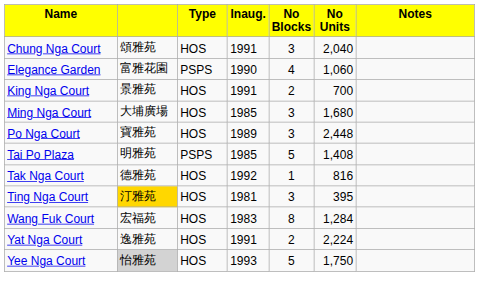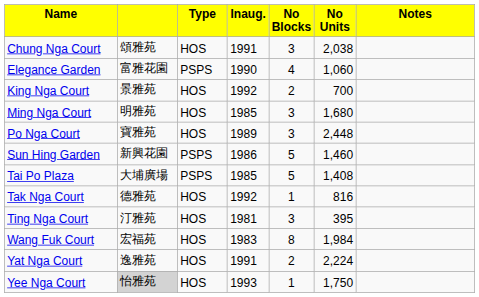(338, 48) 2,040 -> (338, 48) 2,038
(244, 91) 1991 -> (244, 91) 1992
(144, 111) 大埔廣場 -> (138, 111) 明雅苑
+ row: (54, 155)
(138, 153) 明雅苑 -> (144, 174) 大埔廣場
(138, 196) gold background -> (138, 217) no background
(338, 219) 1,284 -> (338, 240) 1,984
(291, 261) 5 -> (291, 282) 1
